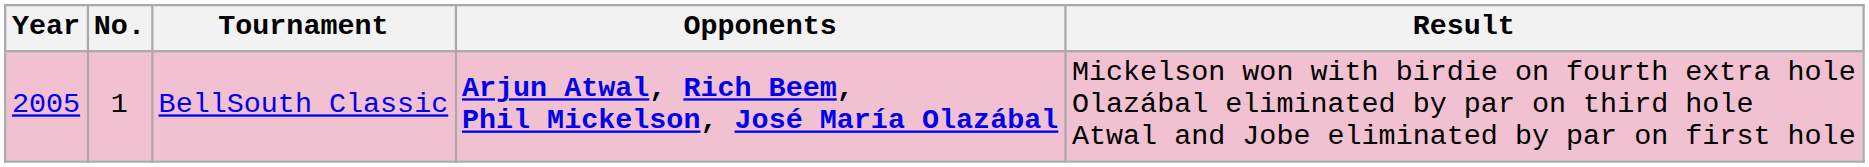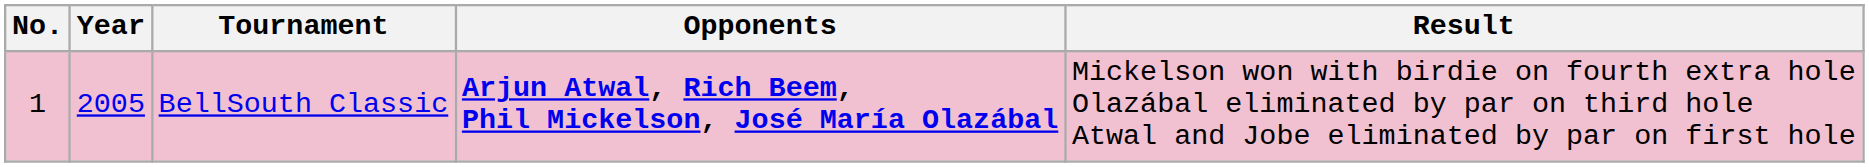columns swapped: (119, 28) <-> (46, 28)
